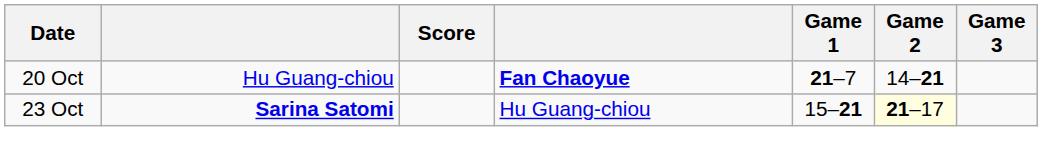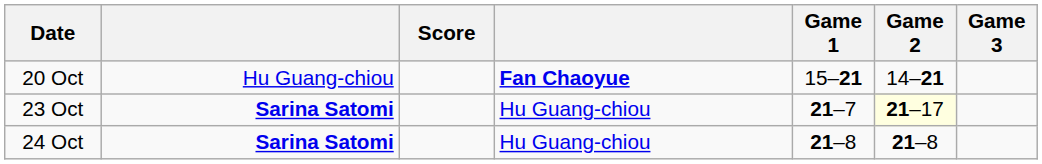(833, 77) 21–7 -> (833, 77) 15–21
(833, 110) 15–21 -> (833, 110) 21–7
+ row: (53, 143)
